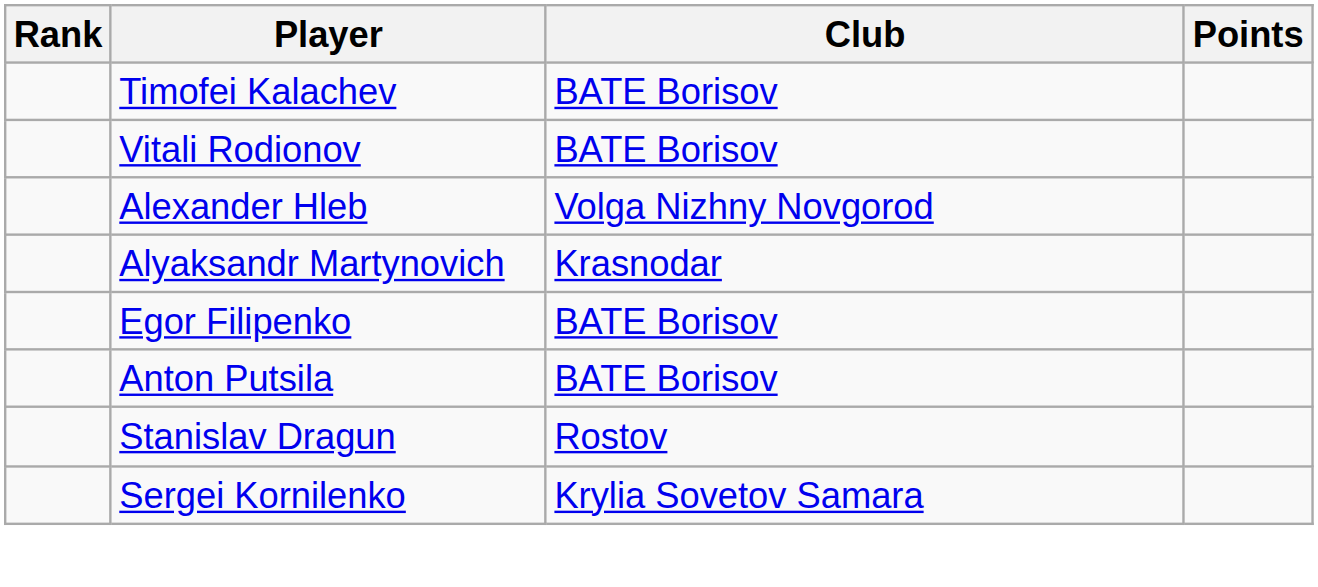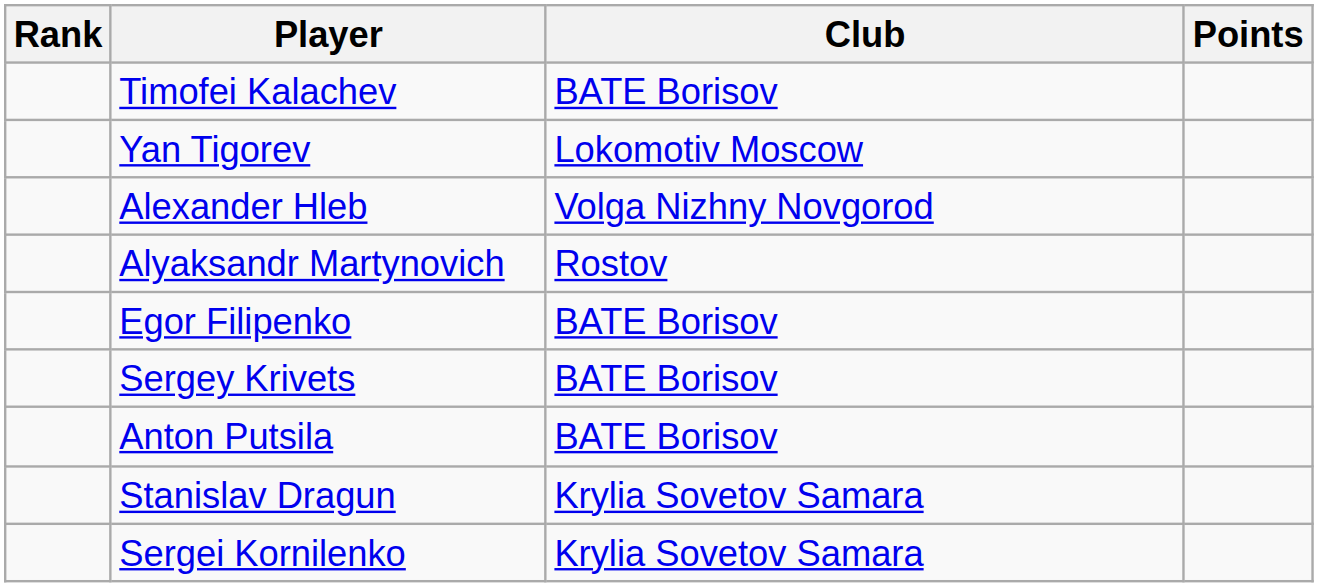- row: (240, 149)
+ row: (215, 149)
(638, 264) Krasnodar -> (611, 264) Rostov
+ row: (237, 379)
(611, 437) Rostov -> (739, 494) Krylia Sovetov Samara
